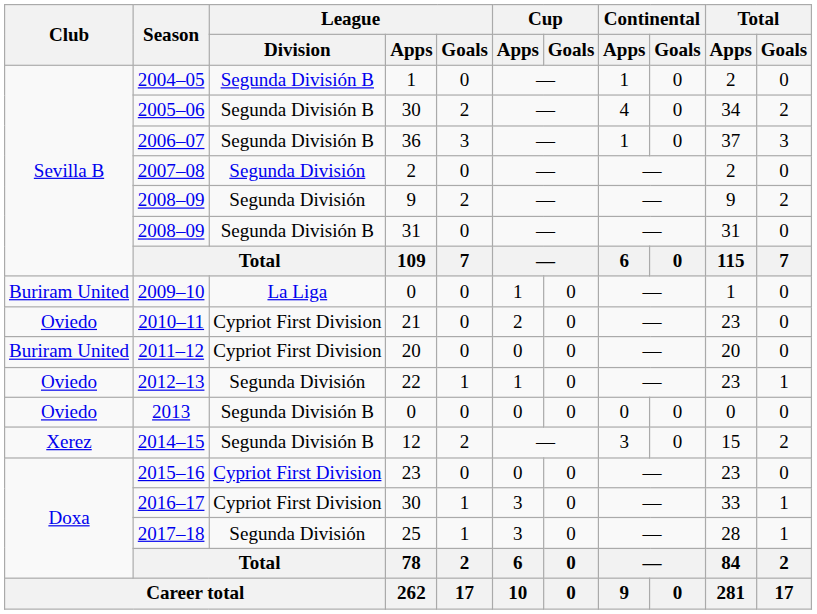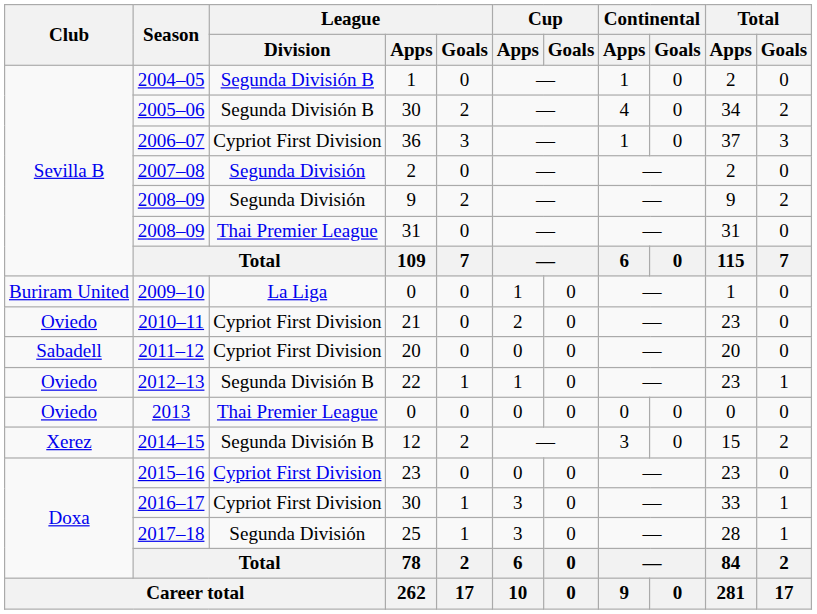(297, 140) Segunda División B -> (297, 140) Cypriot First Division
(297, 230) Segunda División B -> (297, 230) Thai Premier League
(69, 351) Buriram United -> (69, 351) Sabadell
(297, 381) Segunda División -> (297, 381) Segunda División B
(297, 412) Segunda División B -> (297, 412) Thai Premier League
